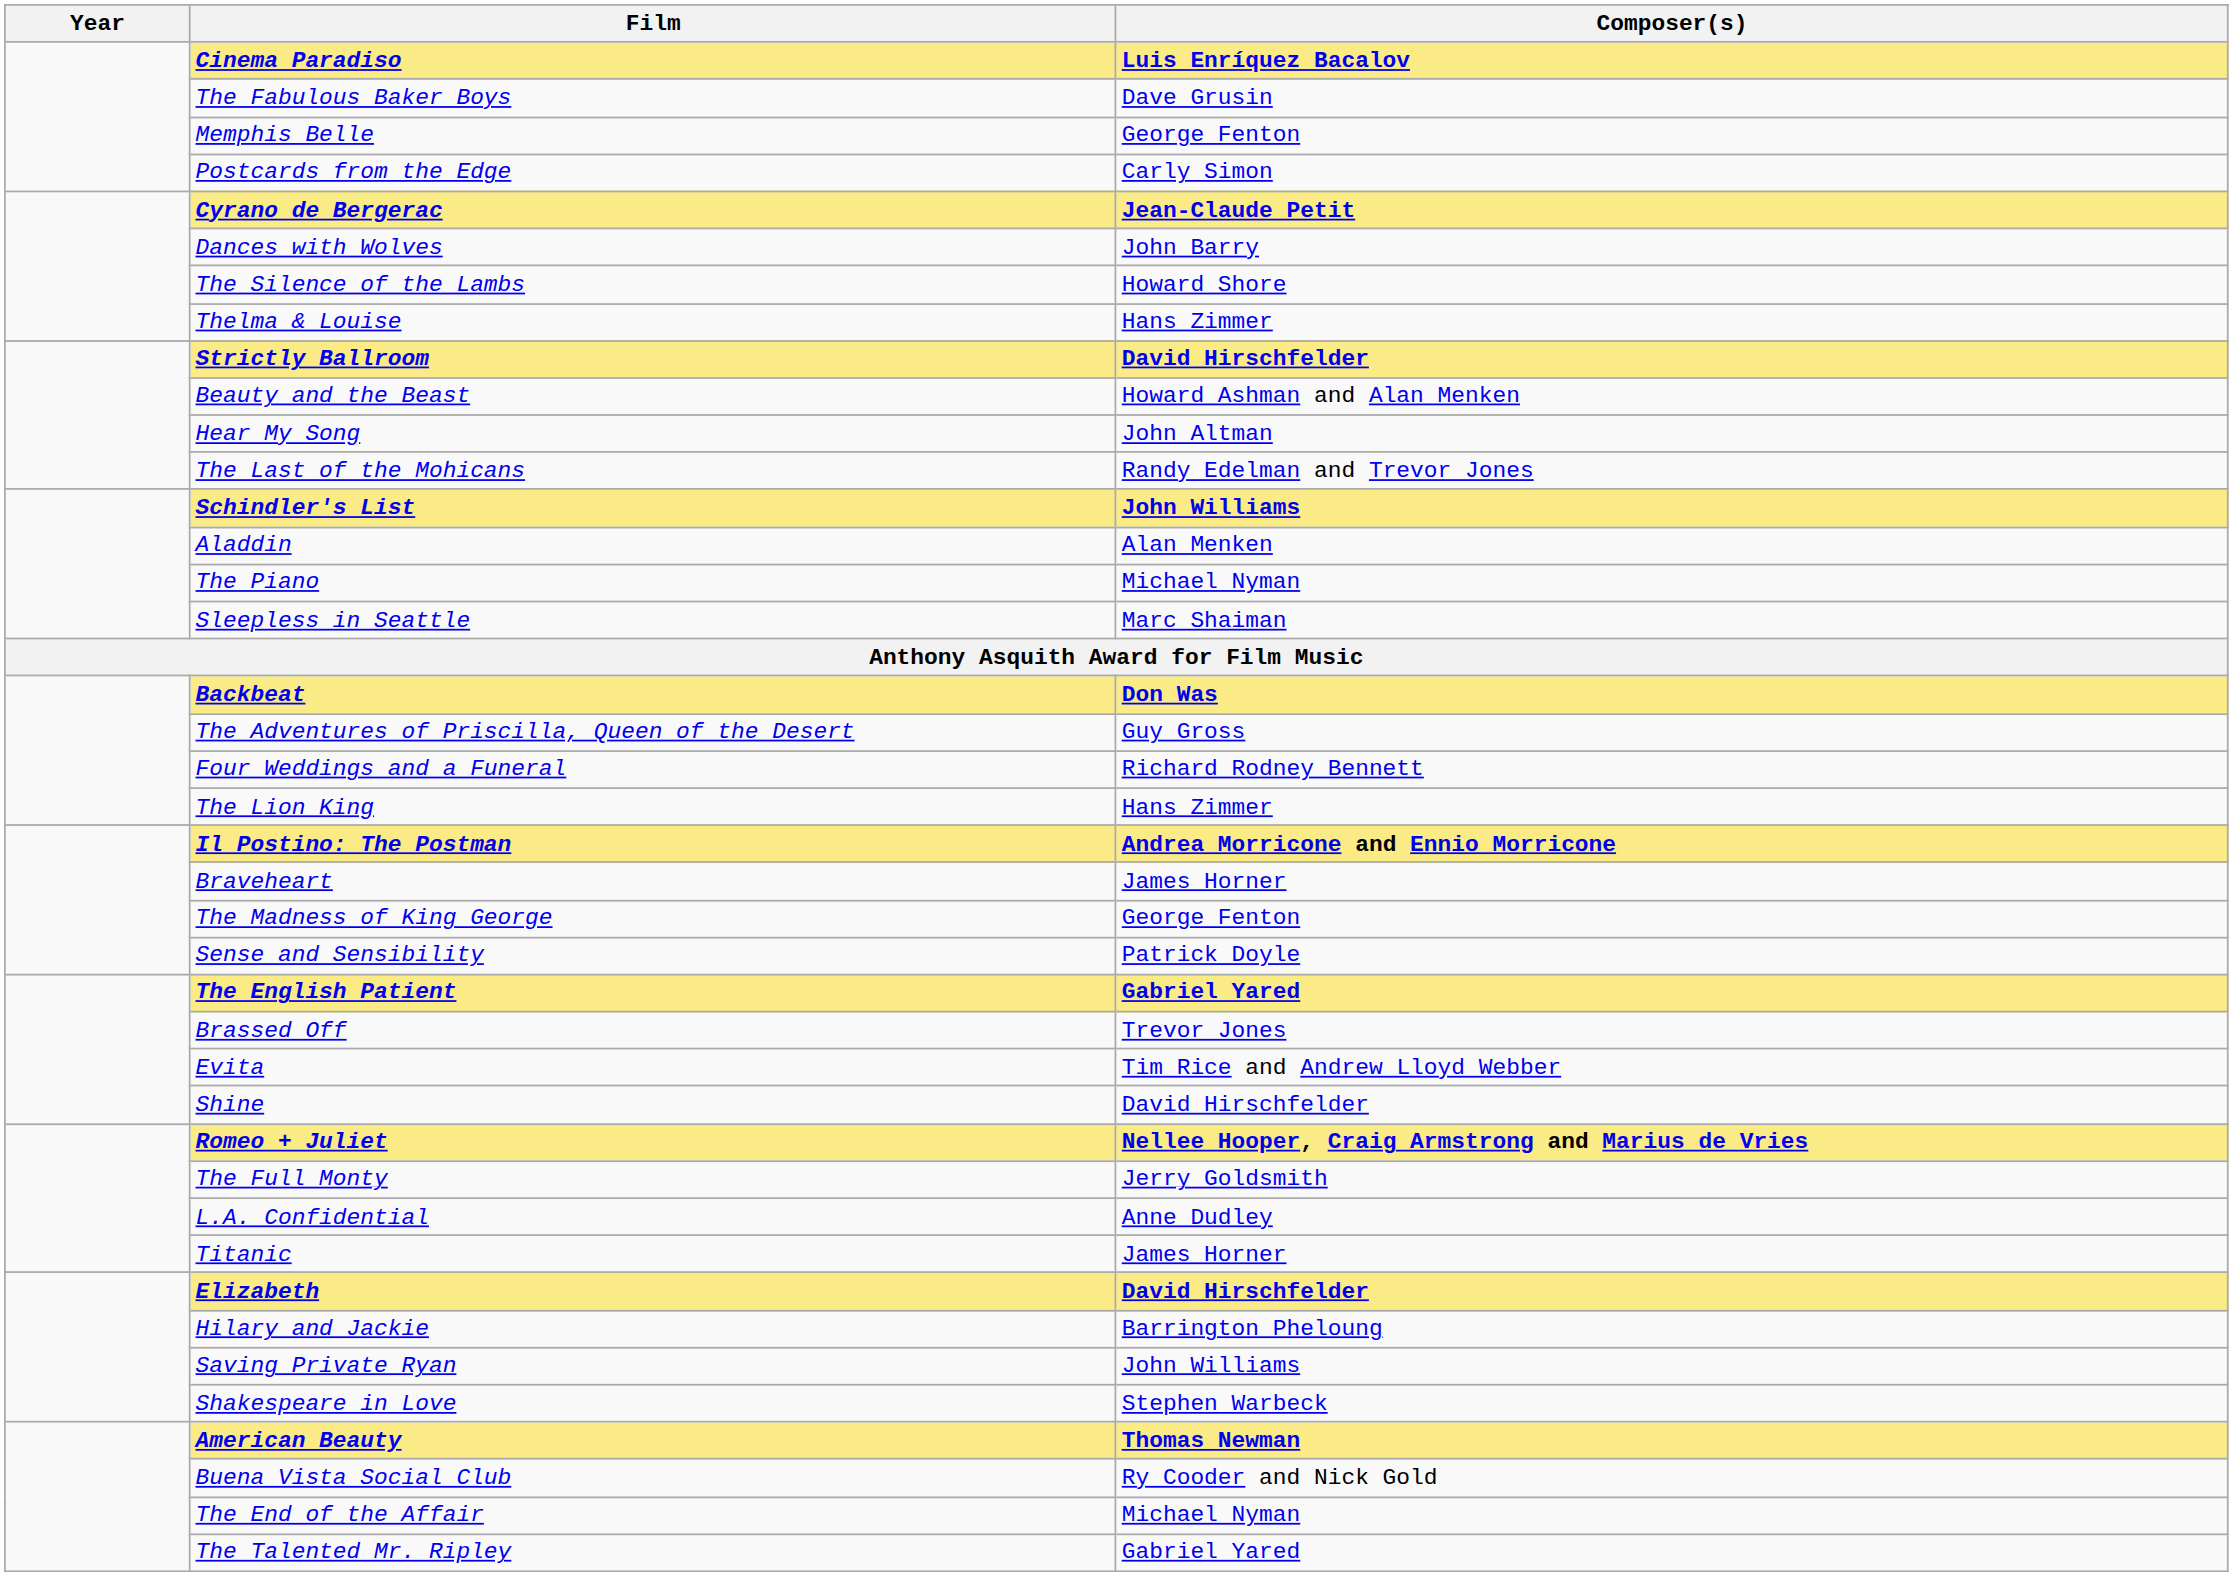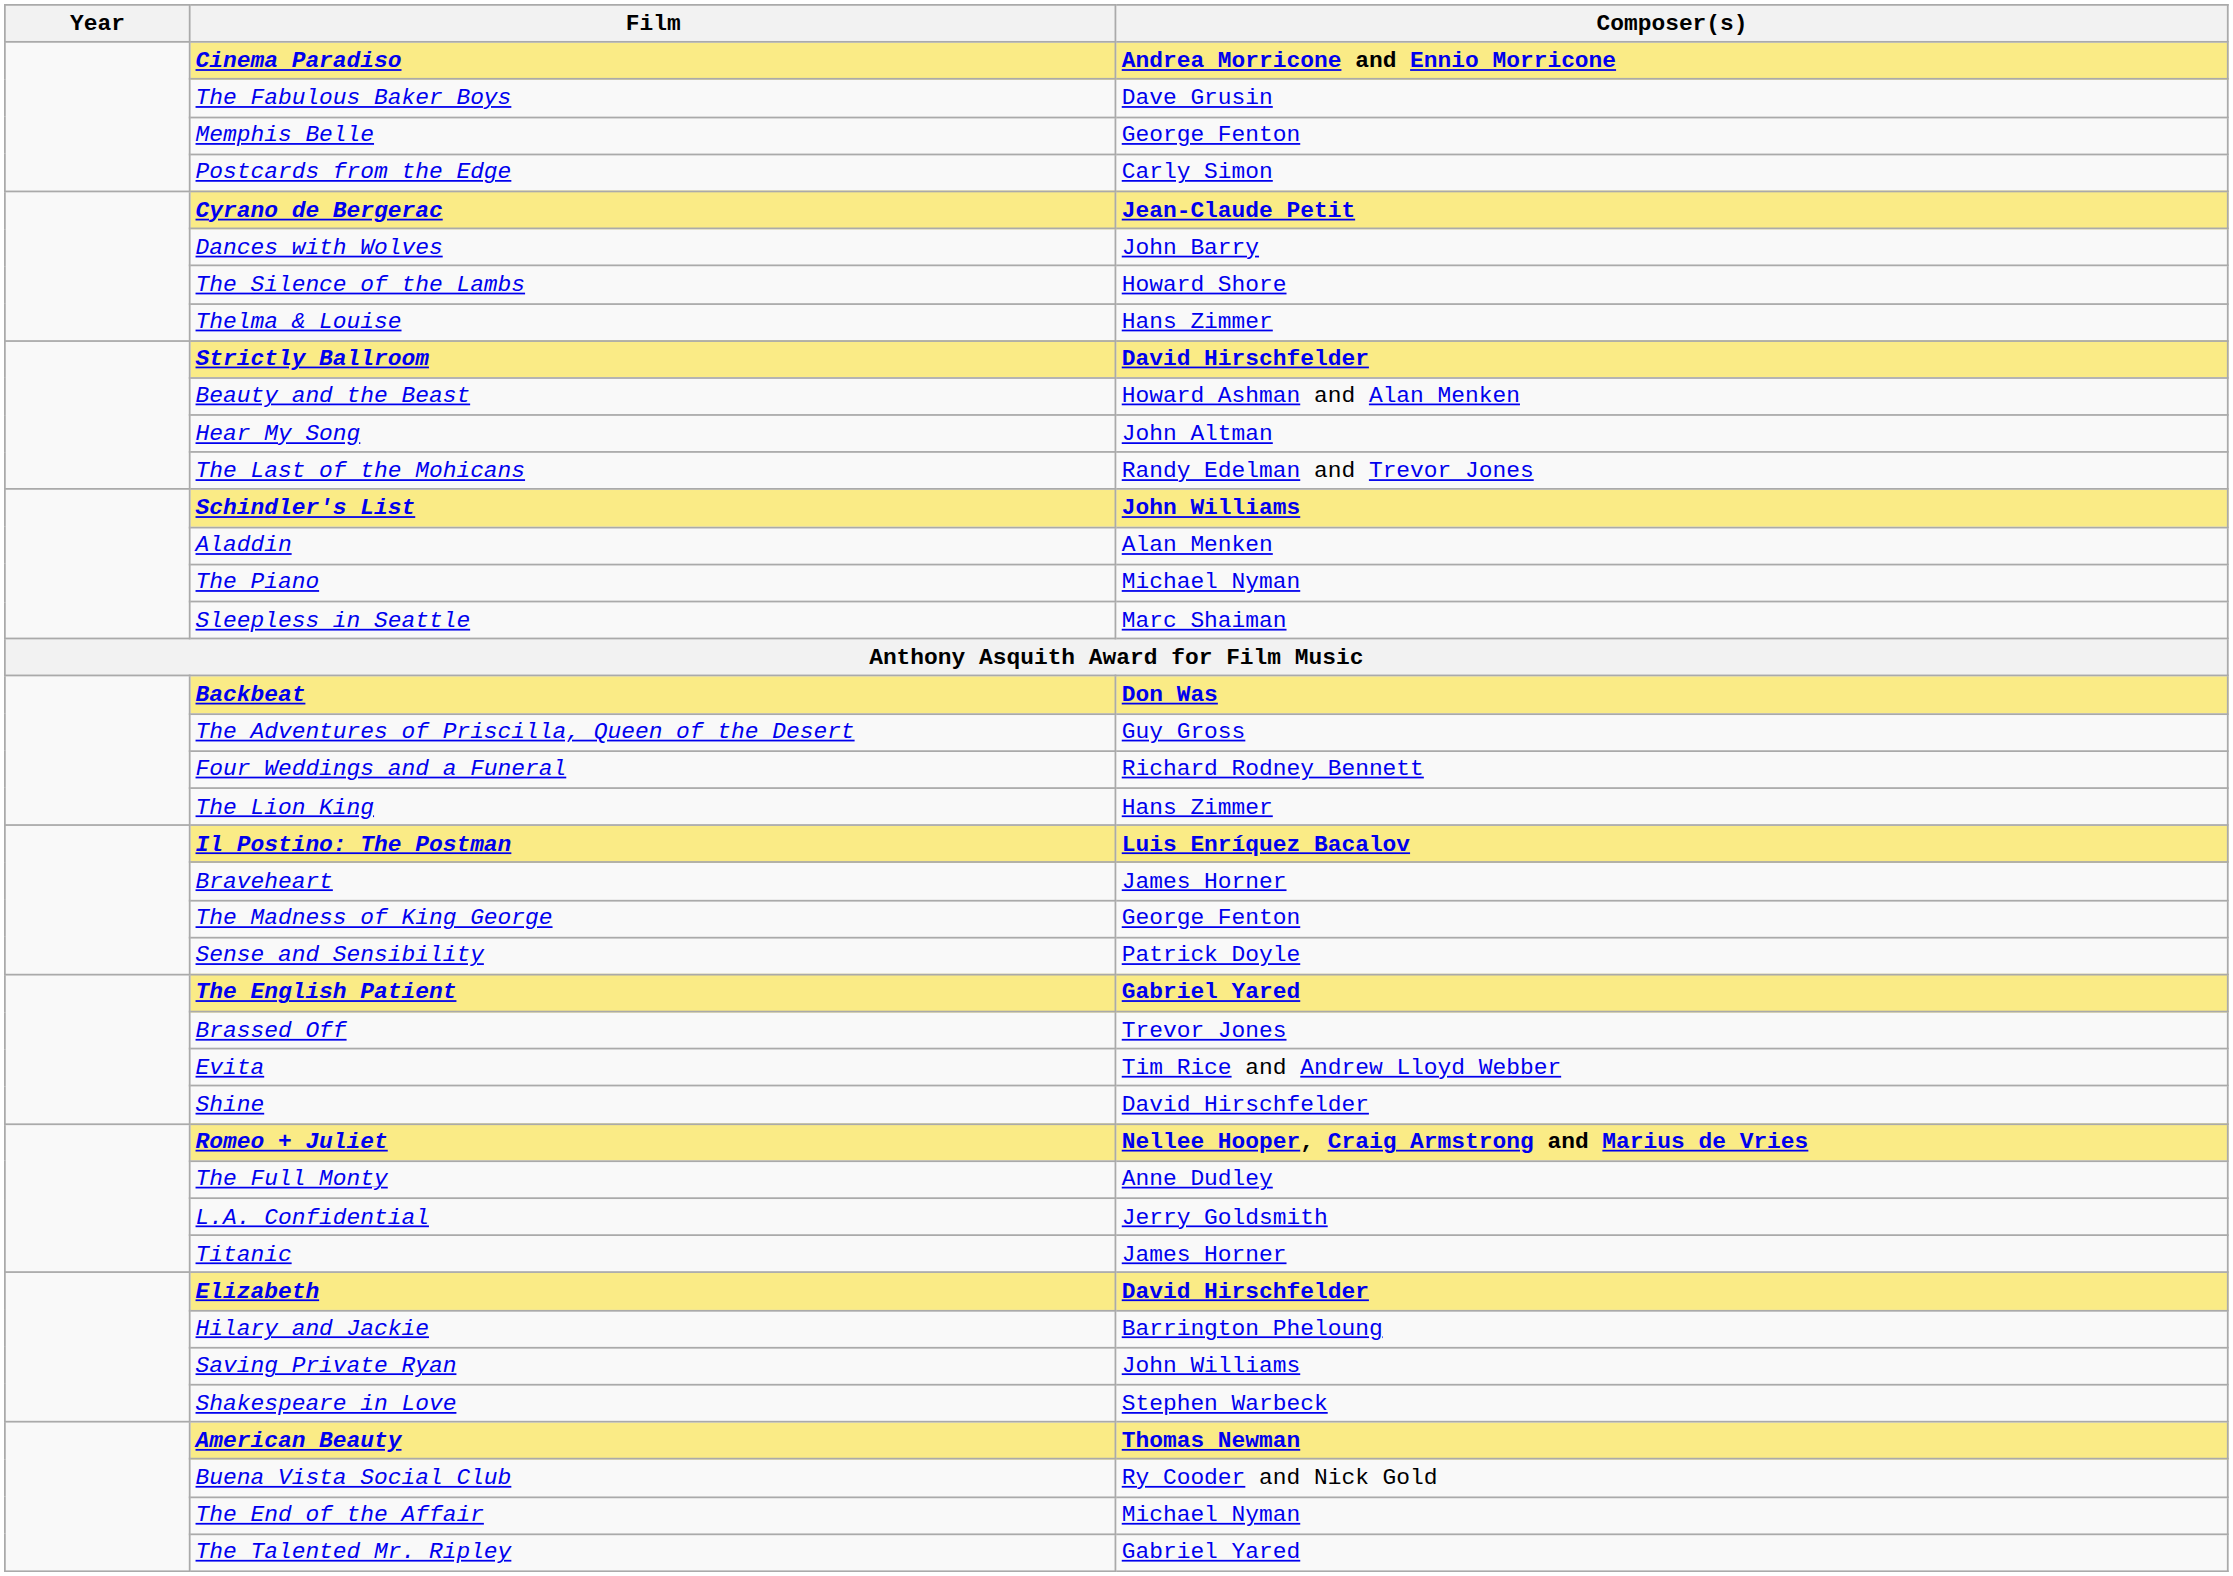(1266, 61) Luis Enríquez Bacalov -> (1369, 61) Andrea Morricone and Ennio Morricone
(1369, 844) Andrea Morricone and Ennio Morricone -> (1266, 844) Luis Enríquez Bacalov
(1225, 1180) Jerry Goldsmith -> (1197, 1180) Anne Dudley
(1197, 1217) Anne Dudley -> (1225, 1217) Jerry Goldsmith
